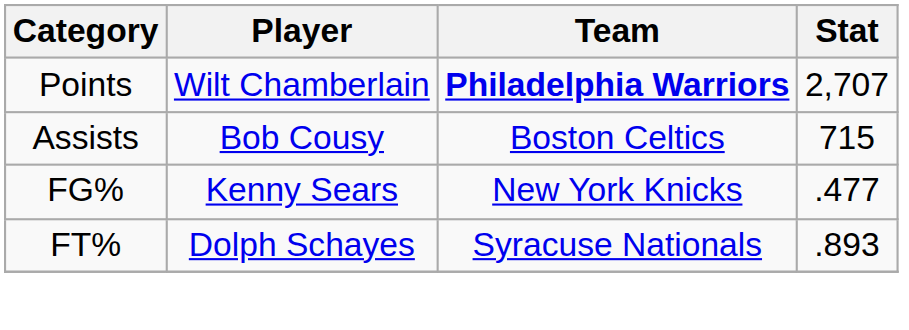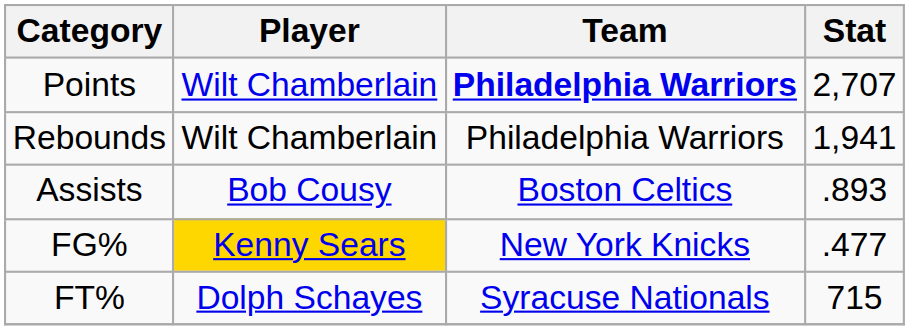+ row: (89, 137)
(847, 137) 715 -> (854, 191) .893
(302, 191) no background -> (309, 244) gold background
(847, 244) .893 -> (854, 297) 715
